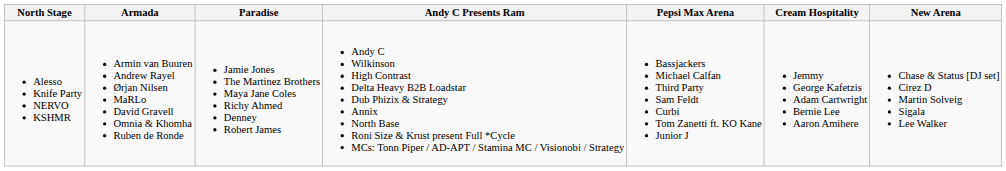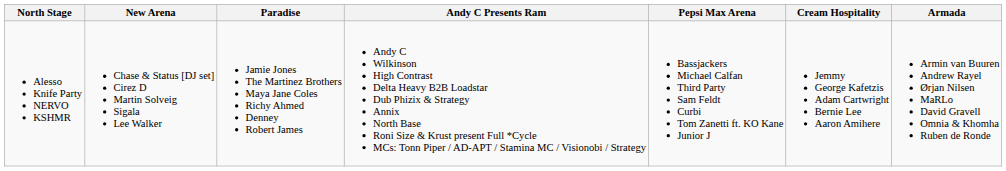columns swapped: (140, 12) <-> (936, 12)
